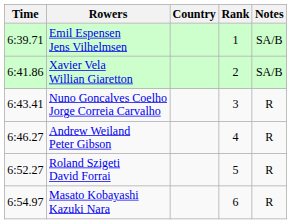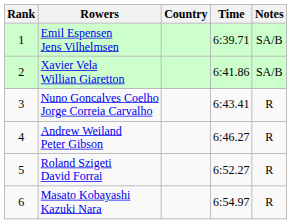columns swapped: (235, 14) <-> (25, 14)
